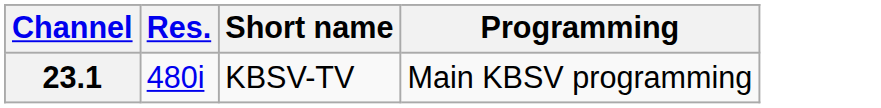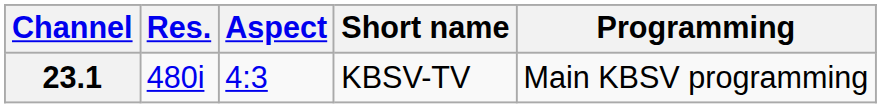+ column: (276, 28)
